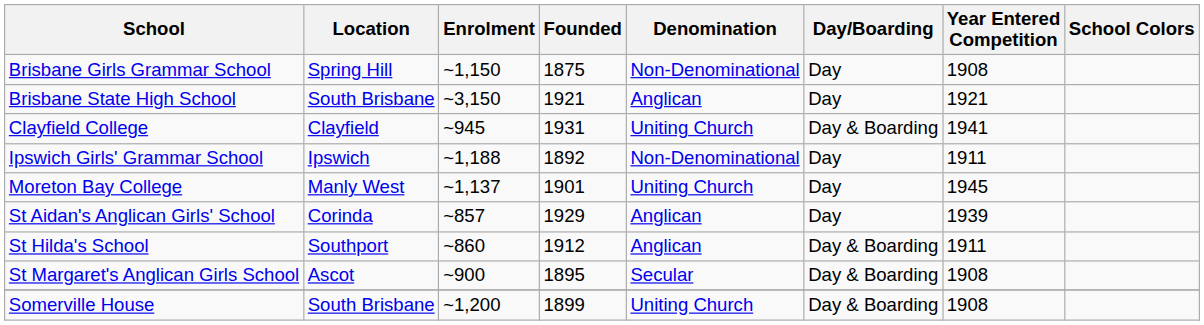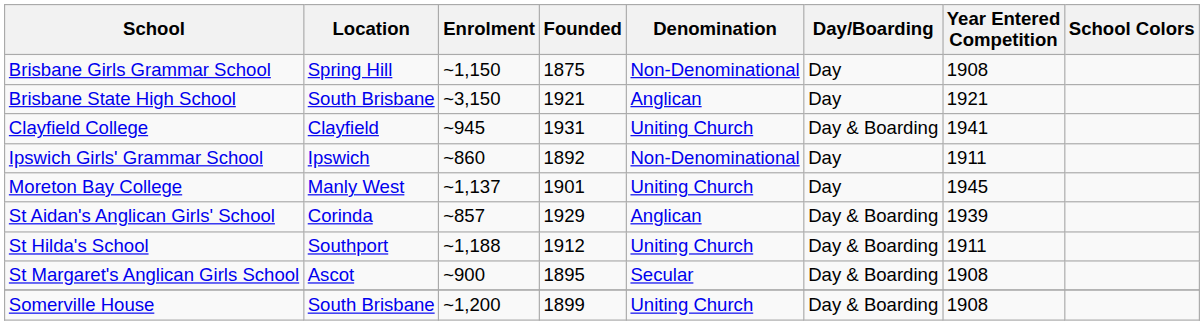(472, 157) ~1,188 -> (464, 157) ~860
(825, 216) Day -> (873, 216) Day & Boarding
(464, 246) ~860 -> (472, 246) ~1,188
(666, 246) Anglican -> (692, 246) Uniting Church
